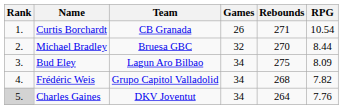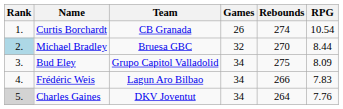(282, 29) 271 -> (282, 29) 274
(19, 46) no background -> (19, 46) lightblue background
(165, 63) Lagun Aro Bilbao -> (165, 63) Grupo Capitol Valladolid
(165, 79) Grupo Capitol Valladolid -> (165, 79) Lagun Aro Bilbao
(282, 79) 268 -> (282, 79) 266
(323, 79) 7.82 -> (323, 79) 7.83
